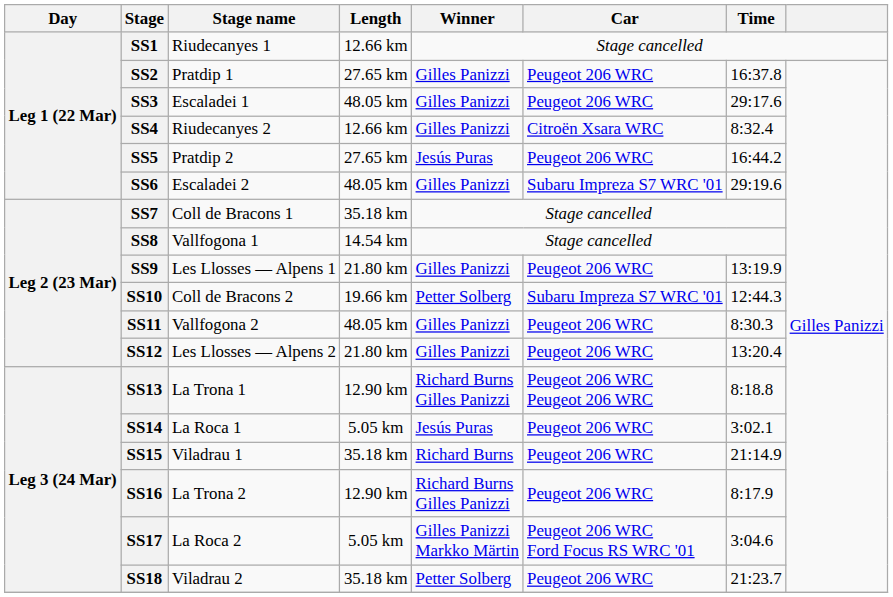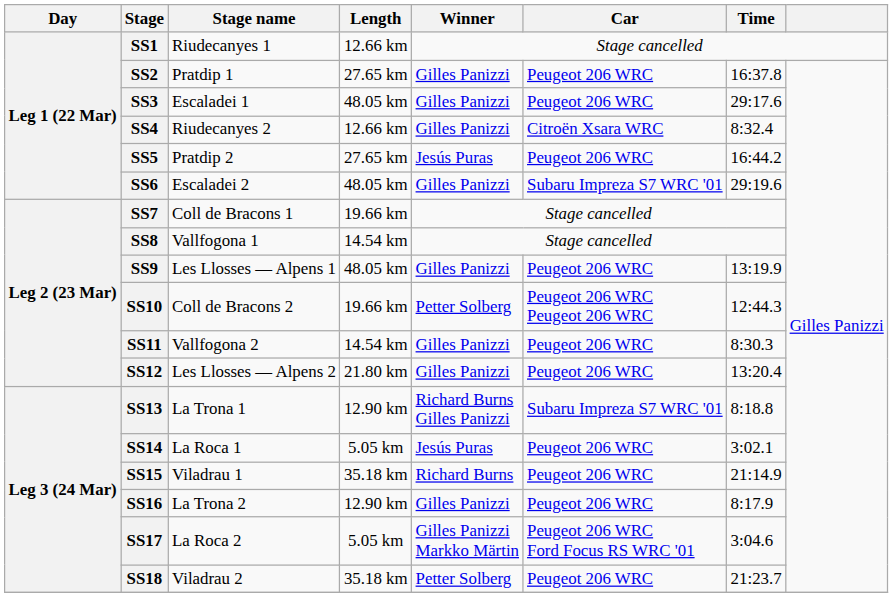(376, 212) 35.18 km -> (376, 212) 19.66 km
(376, 268) 21.80 km -> (376, 268) 48.05 km
(625, 296) Subaru Impreza S7 WRC '01 -> (590, 306) Peugeot 206 WRC Peugeot 206 WRC
(376, 324) 48.05 km -> (376, 343) 14.54 km
(590, 389) Peugeot 206 WRC Peugeot 206 WRC -> (625, 409) Subaru Impreza S7 WRC '01
(464, 492) Richard Burns Gilles Panizzi -> (463, 502) Gilles Panizzi
